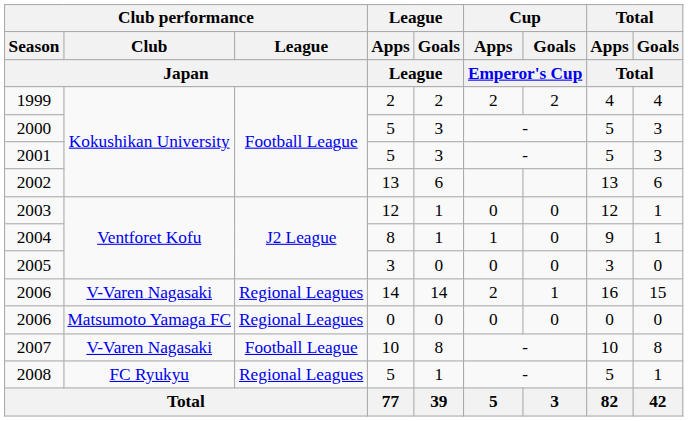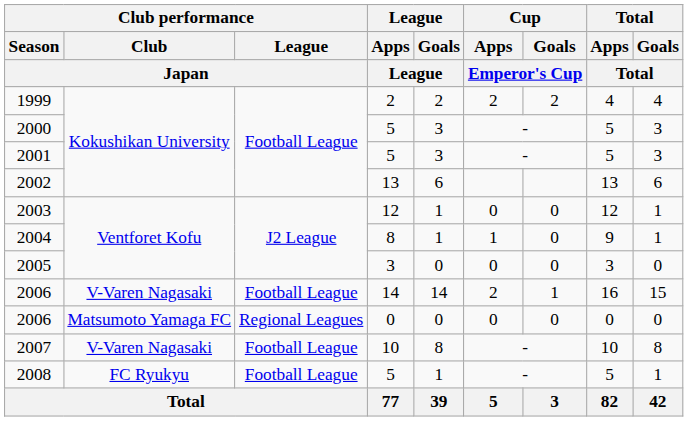(301, 292) Regional Leagues -> (301, 292) Football League
(301, 374) Regional Leagues -> (301, 374) Football League
